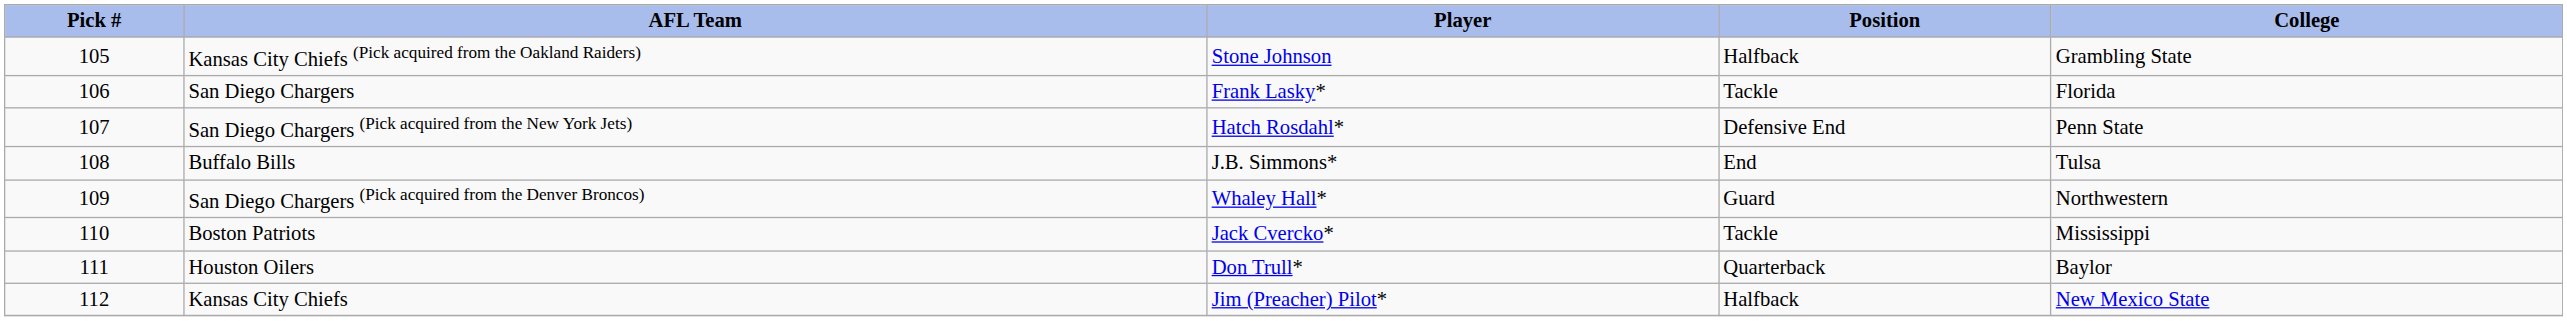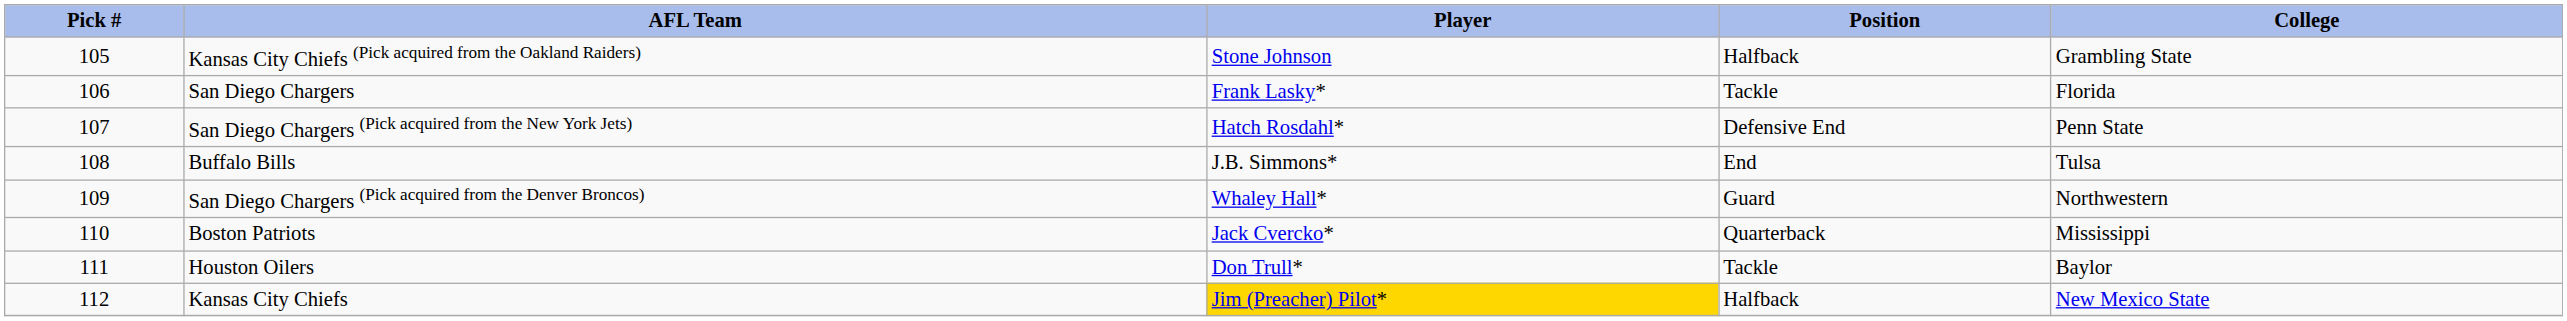(1751, 234) Tackle -> (1774, 234) Quarterback
(1774, 266) Quarterback -> (1751, 266) Tackle
(1299, 299) no background -> (1299, 299) gold background
